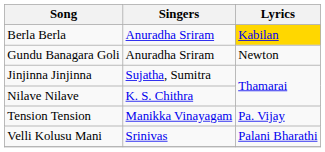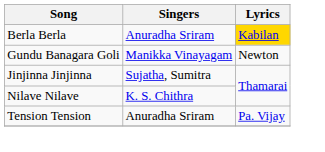(170, 55) Anuradha Sriram -> (179, 55) Manikka Vinayagam
(179, 116) Manikka Vinayagam -> (170, 116) Anuradha Sriram
- row: (55, 136)
